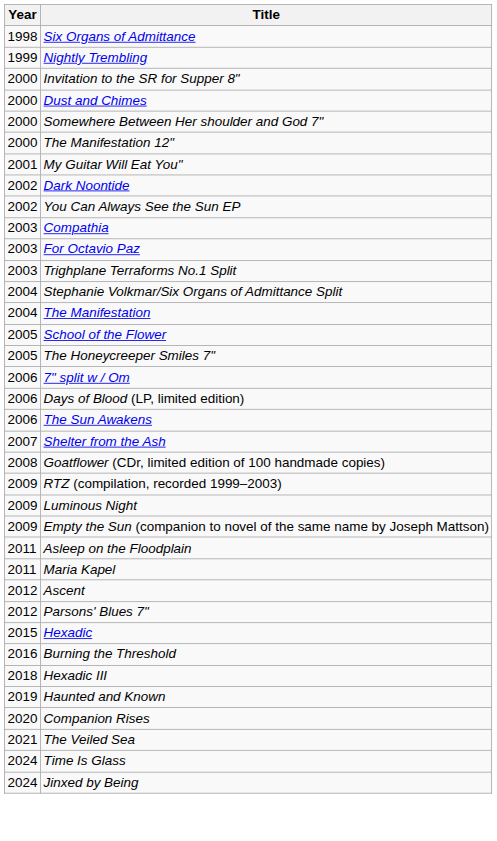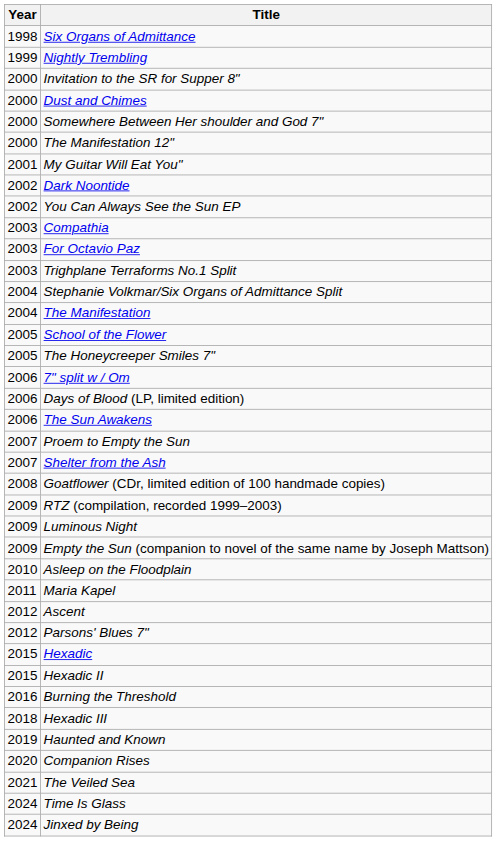+ row: (117, 441)
(22, 548) 2011 -> (22, 569) 2010
+ row: (73, 675)
